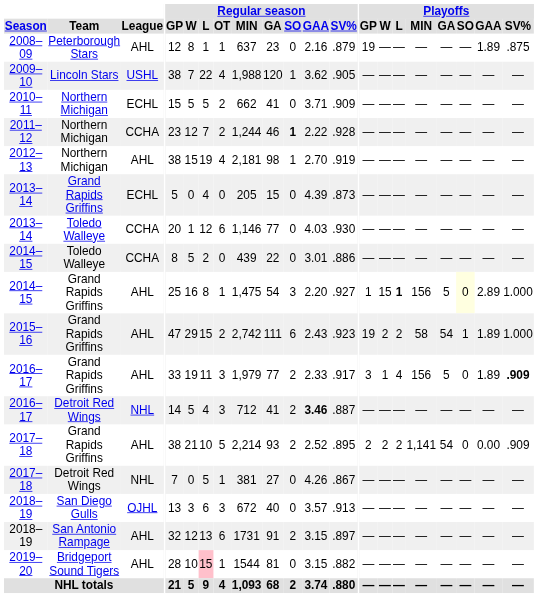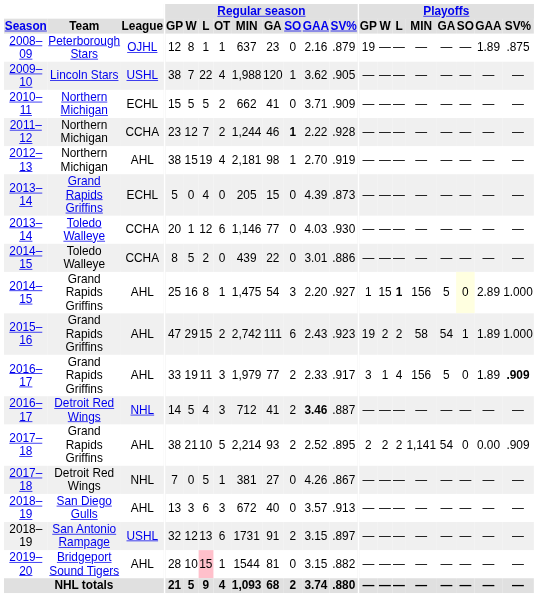(142, 47) AHL -> (142, 47) OJHL
(142, 508) OJHL -> (142, 508) AHL
(142, 536) AHL -> (142, 536) USHL
